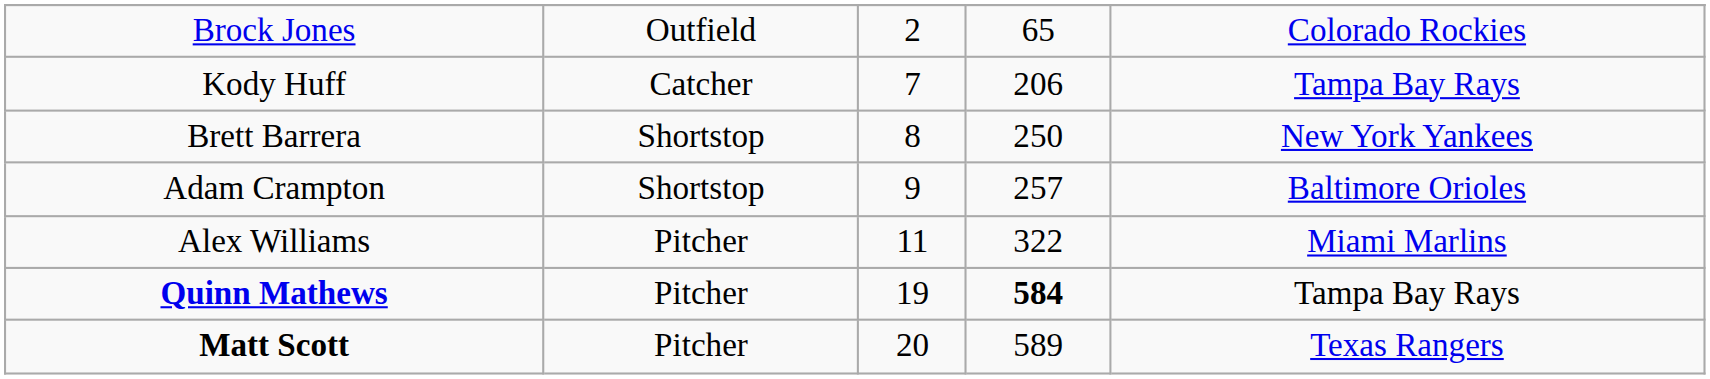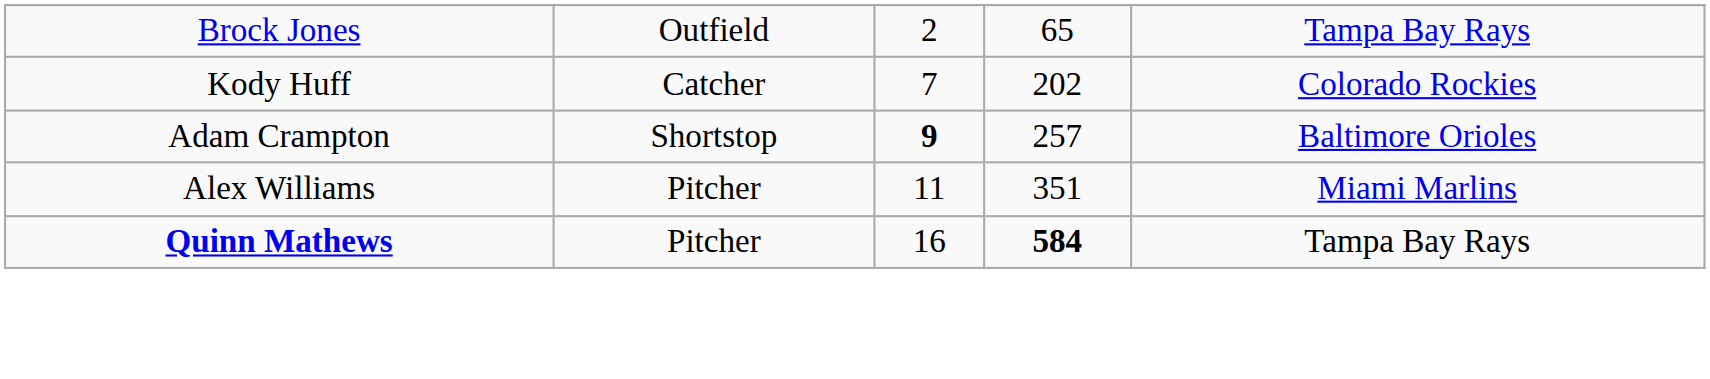(1407, 30) Colorado Rockies -> (1417, 30) Tampa Bay Rays
(1038, 83) 206 -> (1057, 83) 202
(1407, 83) Tampa Bay Rays -> (1417, 83) Colorado Rockies
- row: (274, 135)
(912, 188) normal -> (929, 135) bold
(1038, 240) 322 -> (1057, 188) 351
(912, 293) 19 -> (929, 240) 16
- row: (274, 345)
